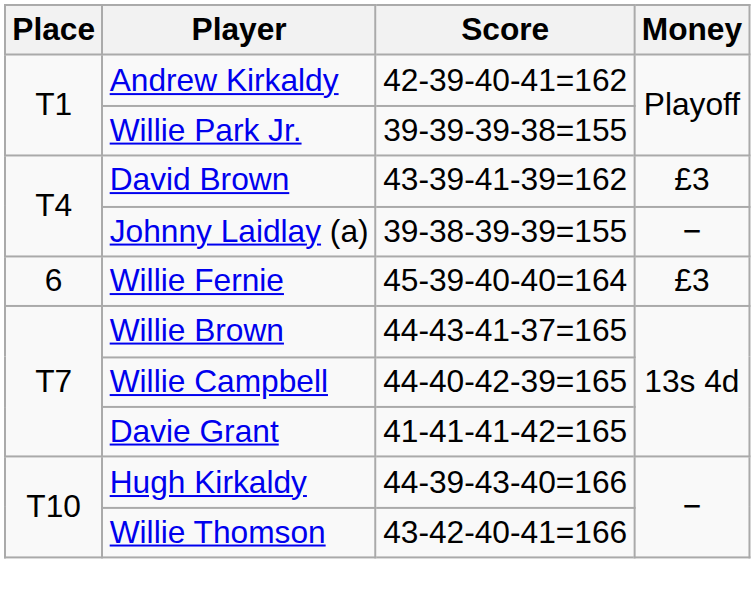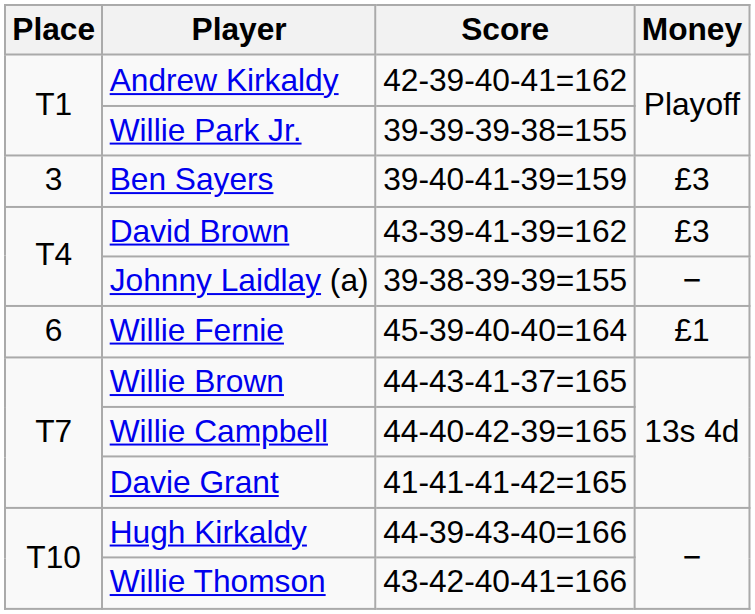+ row: (192, 180)
(692, 280) £3 -> (692, 331) £1
